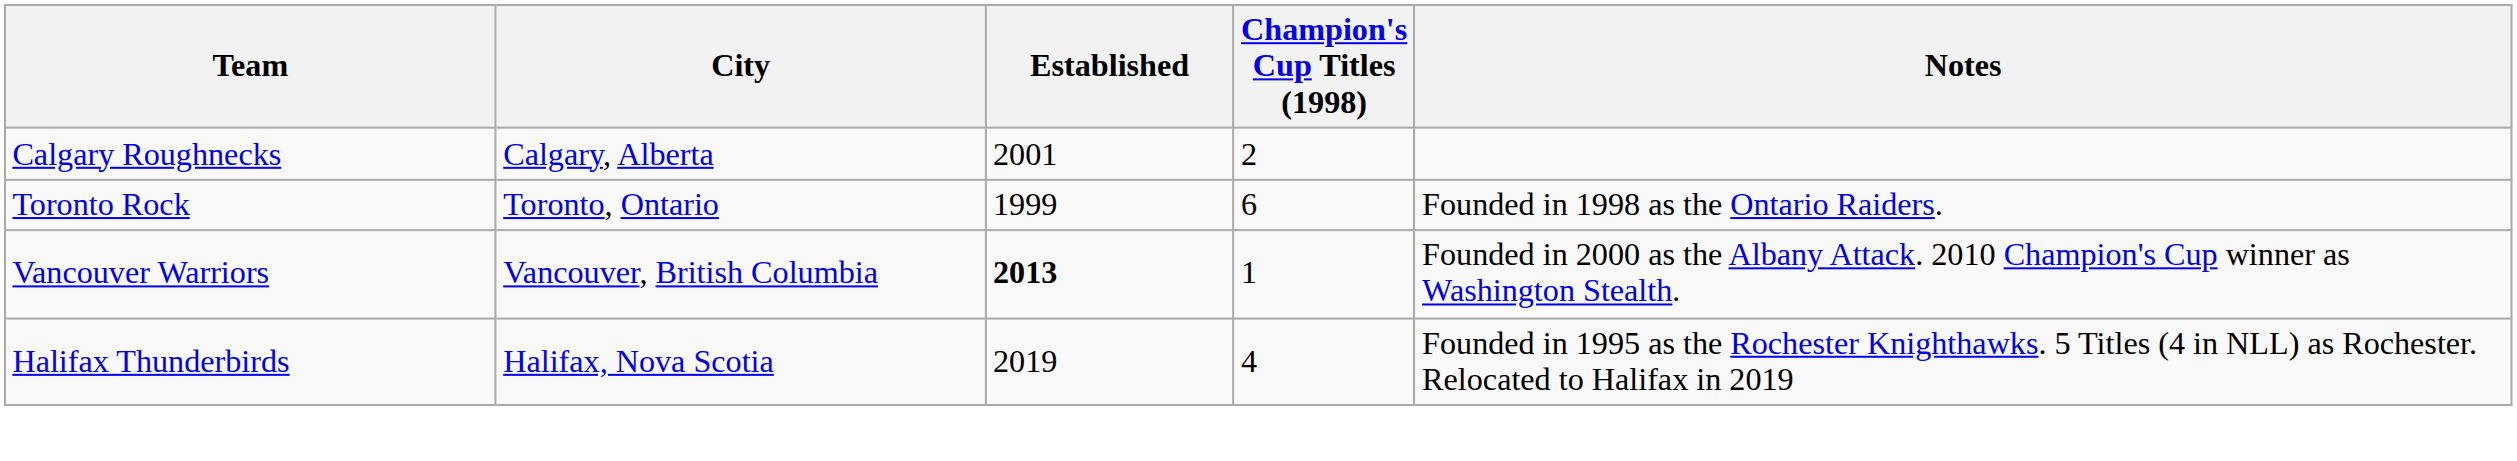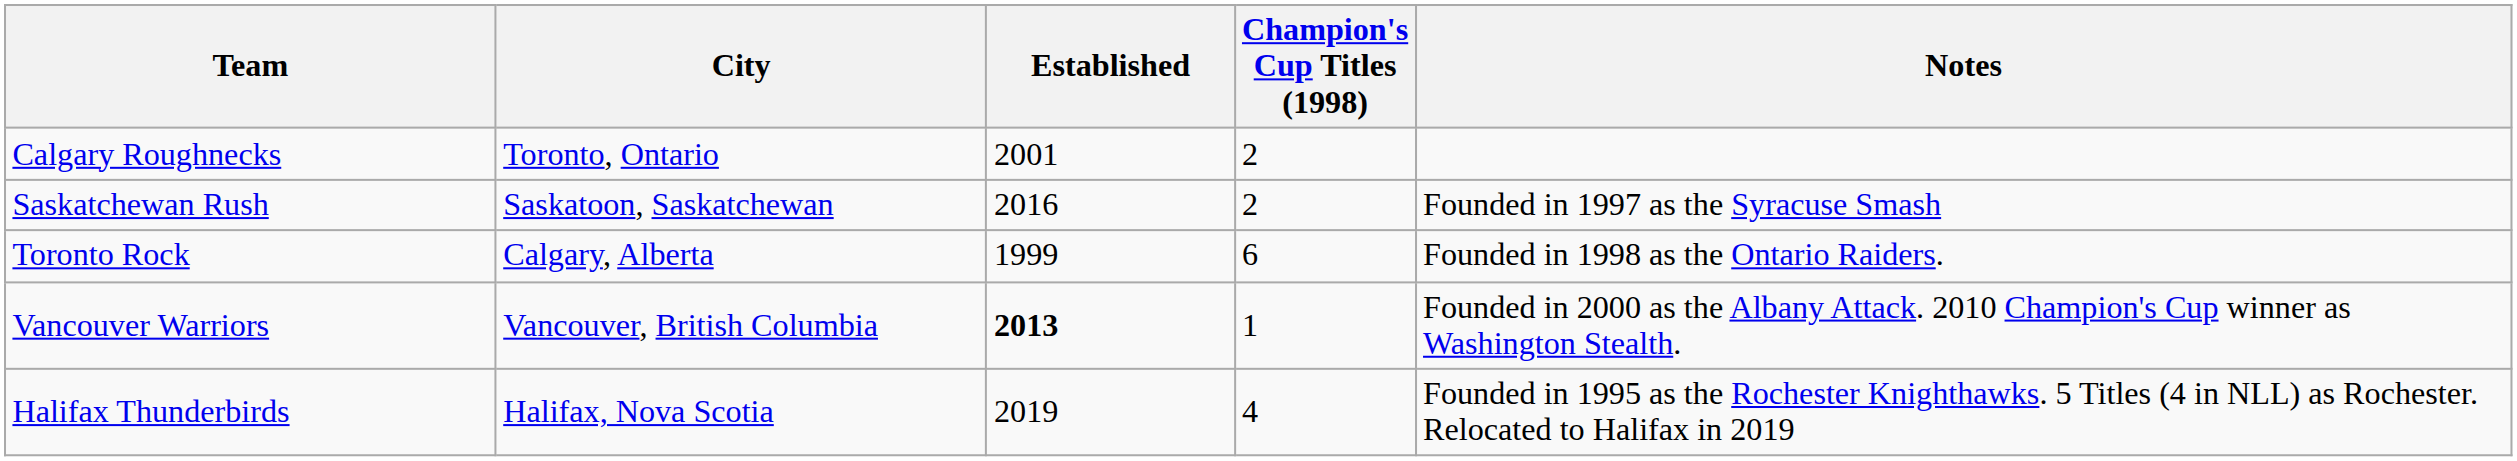(608, 153) Calgary, Alberta -> (611, 153) Toronto, Ontario
+ row: (141, 204)
(611, 204) Toronto, Ontario -> (608, 255) Calgary, Alberta
